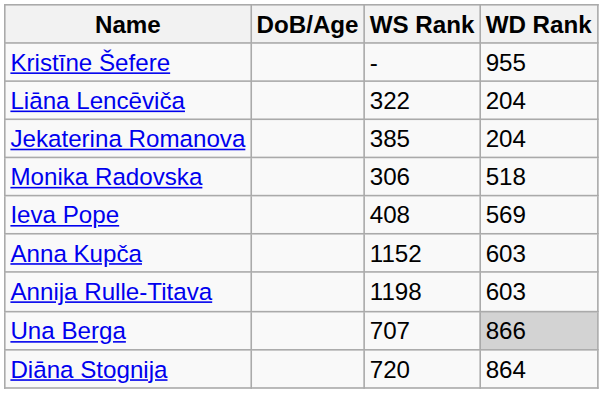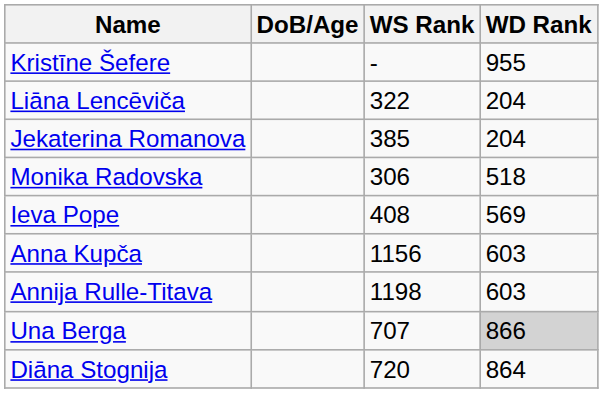(396, 254) 1152 -> (396, 254) 1156
